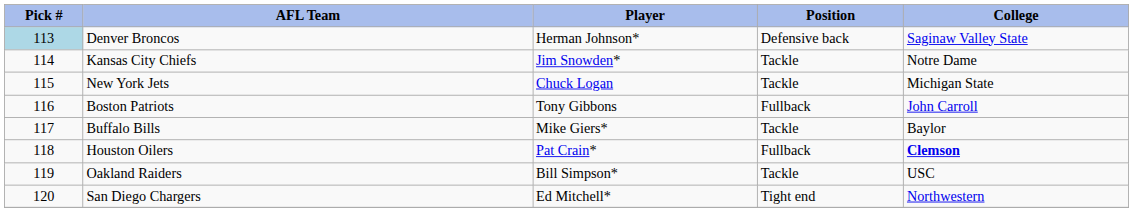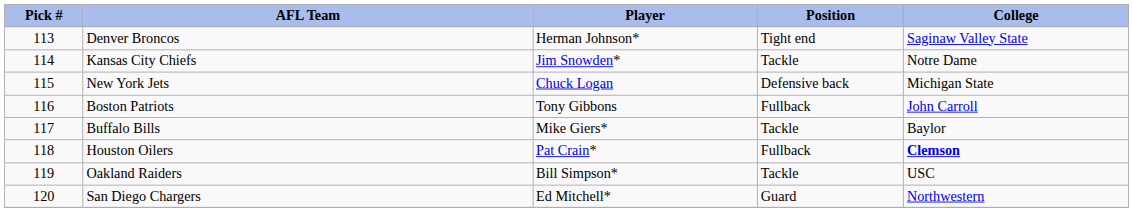(44, 38) lightblue background -> (44, 38) no background
(805, 38) Defensive back -> (788, 38) Tight end
(780, 83) Tackle -> (805, 83) Defensive back
(788, 196) Tight end -> (779, 196) Guard
